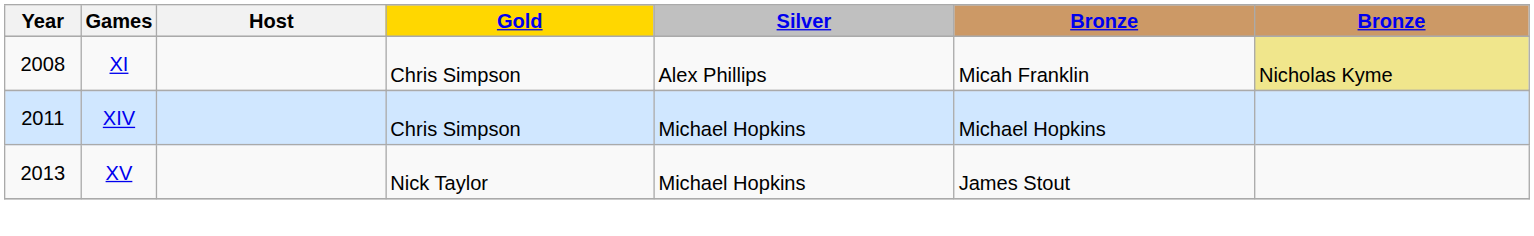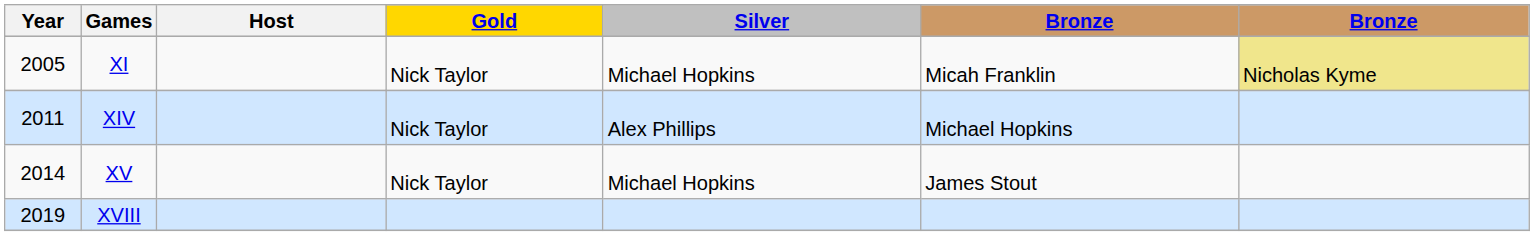(43, 64) 2008 -> (43, 64) 2005
(456, 75) Chris Simpson -> (439, 75) Nick Taylor
(712, 75) Alex Phillips -> (681, 75) Michael Hopkins
(456, 129) Chris Simpson -> (439, 129) Nick Taylor
(732, 129) Michael Hopkins -> (662, 129) Alex Phillips
(43, 172) 2013 -> (43, 172) 2014
+ row: (119, 215)
